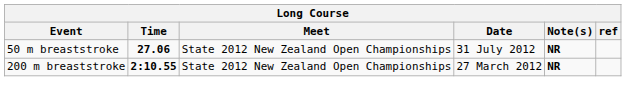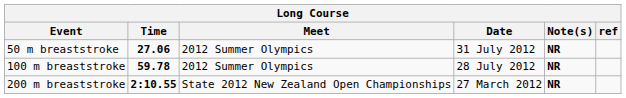(317, 49) State 2012 New Zealand Open Championships -> (248, 49) 2012 Summer Olympics
+ row: (66, 67)
